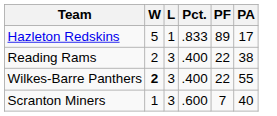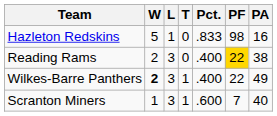+ column: (186, 15)
(222, 36) 89 -> (237, 36) 98
(246, 36) 17 -> (260, 36) 16
(222, 57) no background -> (237, 57) gold background
(246, 79) 55 -> (260, 79) 49
